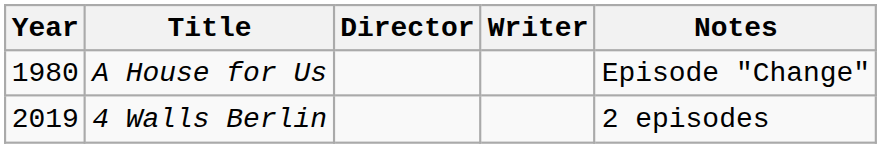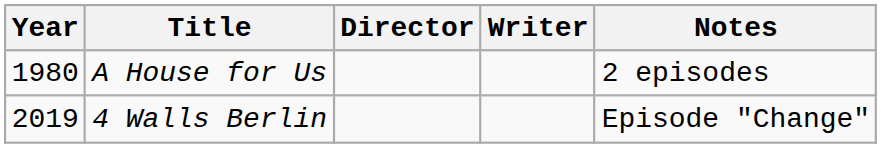(736, 73) Episode "Change" -> (686, 73) 2 episodes
(686, 119) 2 episodes -> (736, 119) Episode "Change"
